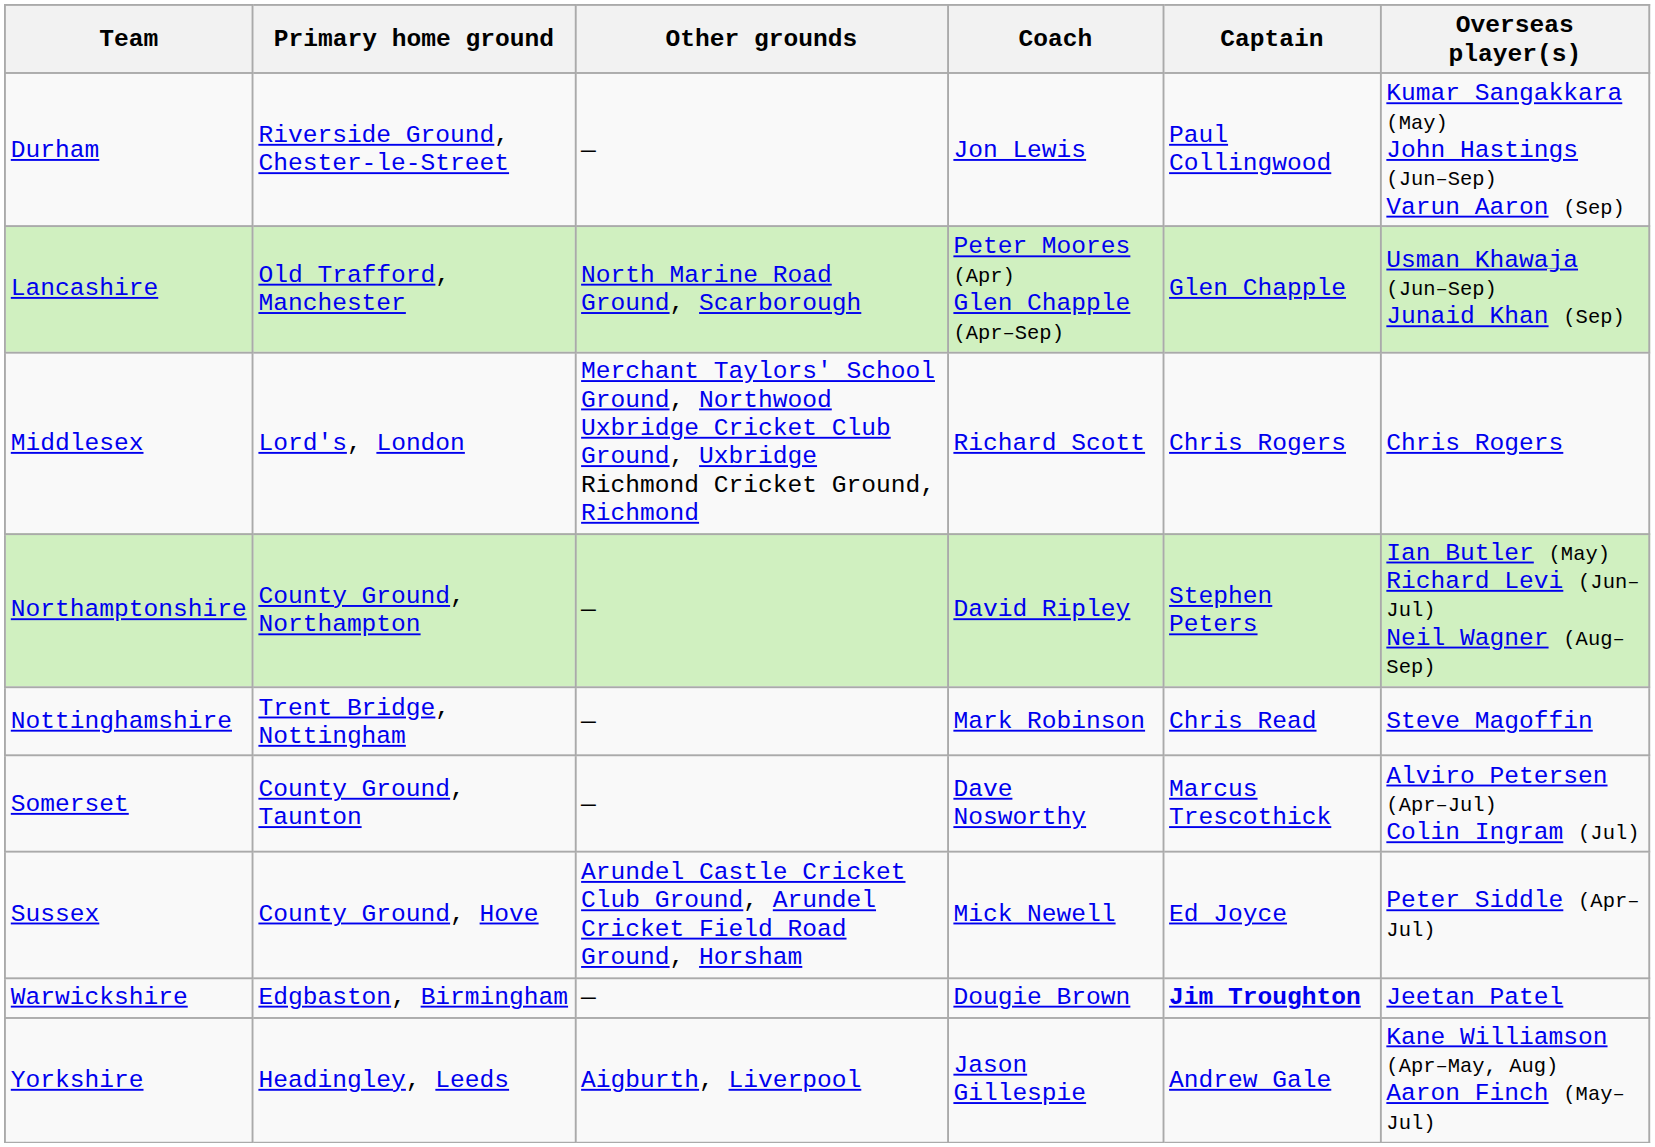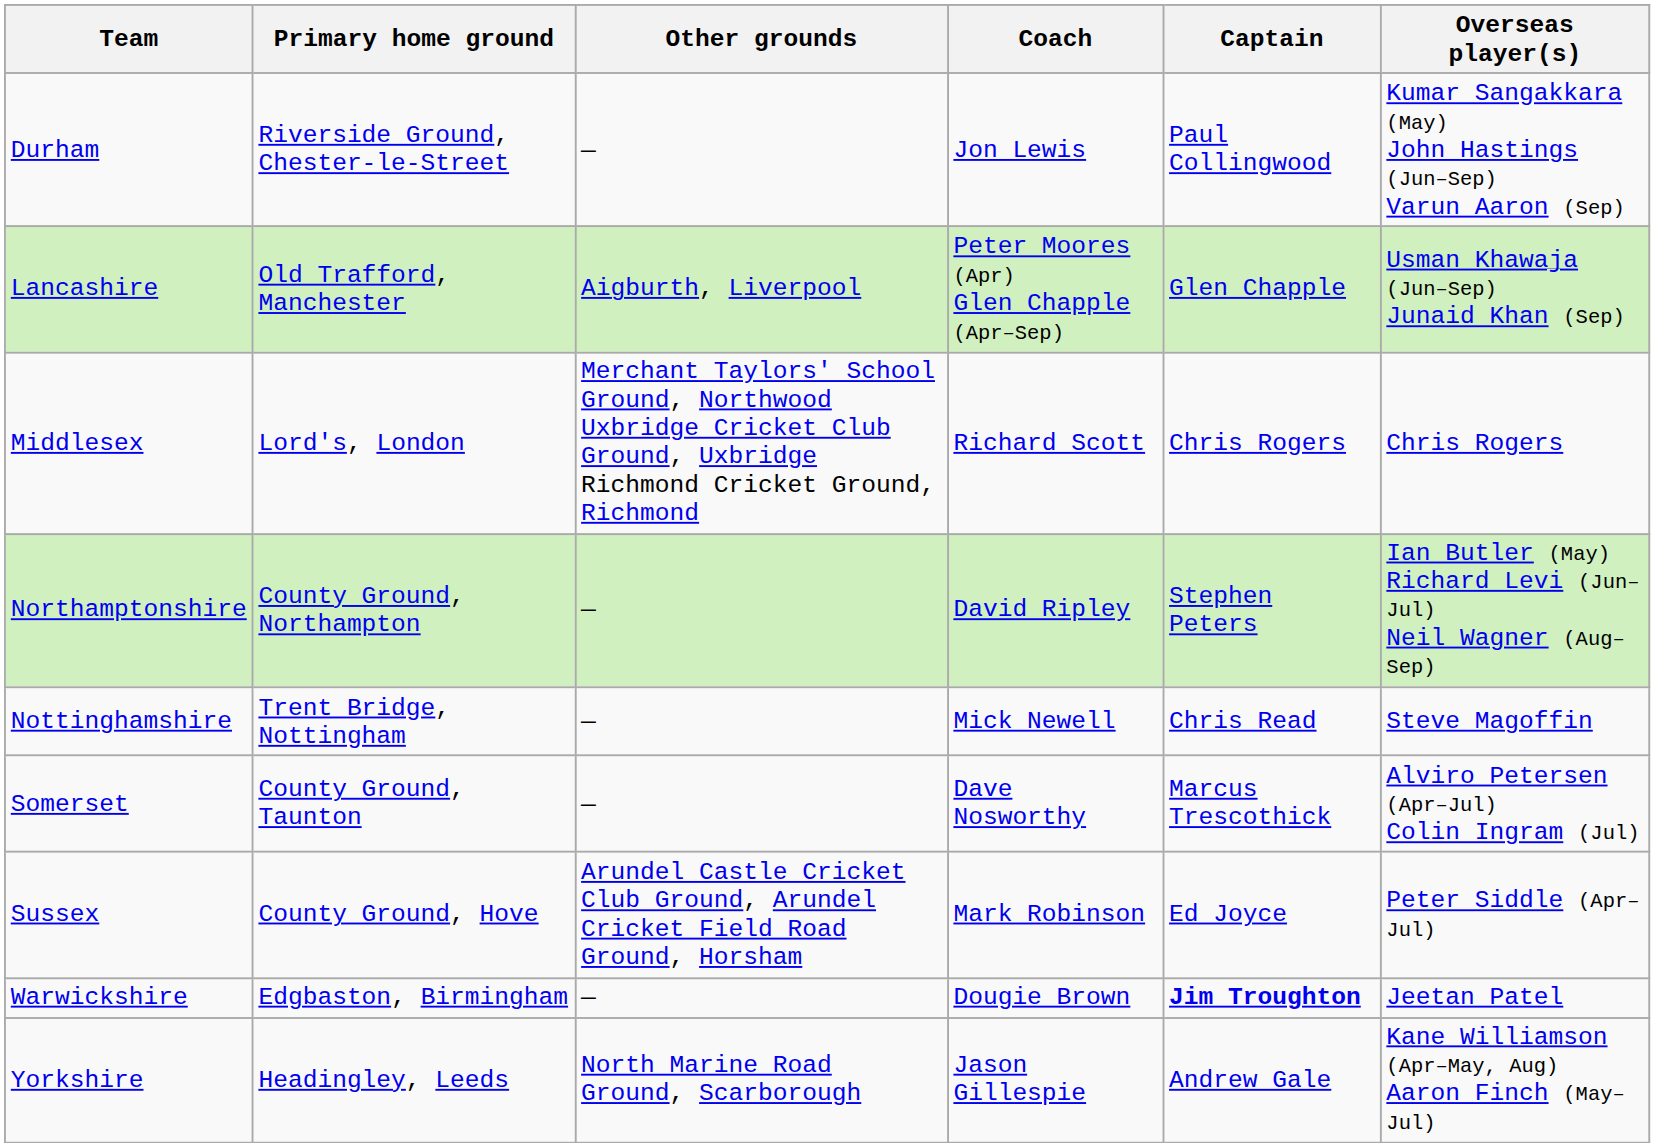(721, 289) North Marine Road Ground, Scarborough -> (721, 289) Aigburth, Liverpool
(1049, 721) Mark Robinson -> (1035, 721) Mick Newell
(1035, 915) Mick Newell -> (1049, 915) Mark Robinson
(721, 1080) Aigburth, Liverpool -> (721, 1080) North Marine Road Ground, Scarborough
